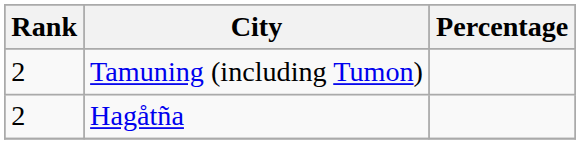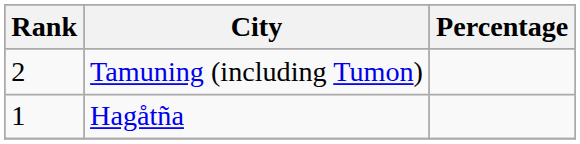(18, 116) 2 -> (18, 116) 1
